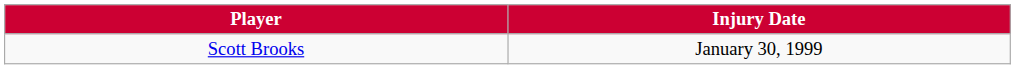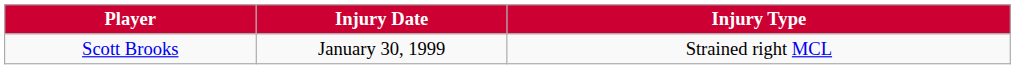+ column: (759, 19)
